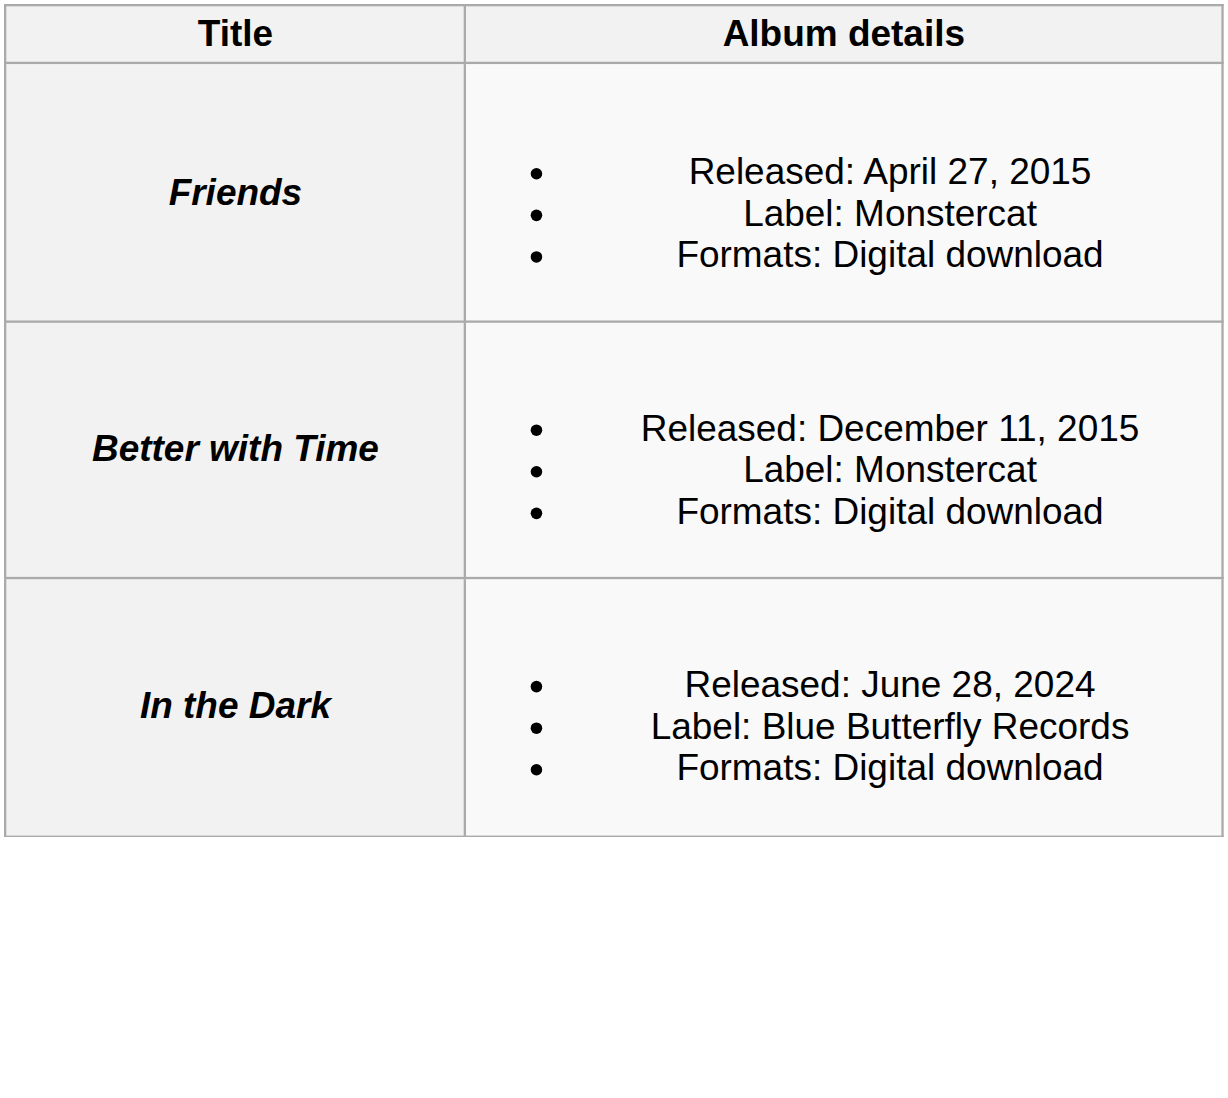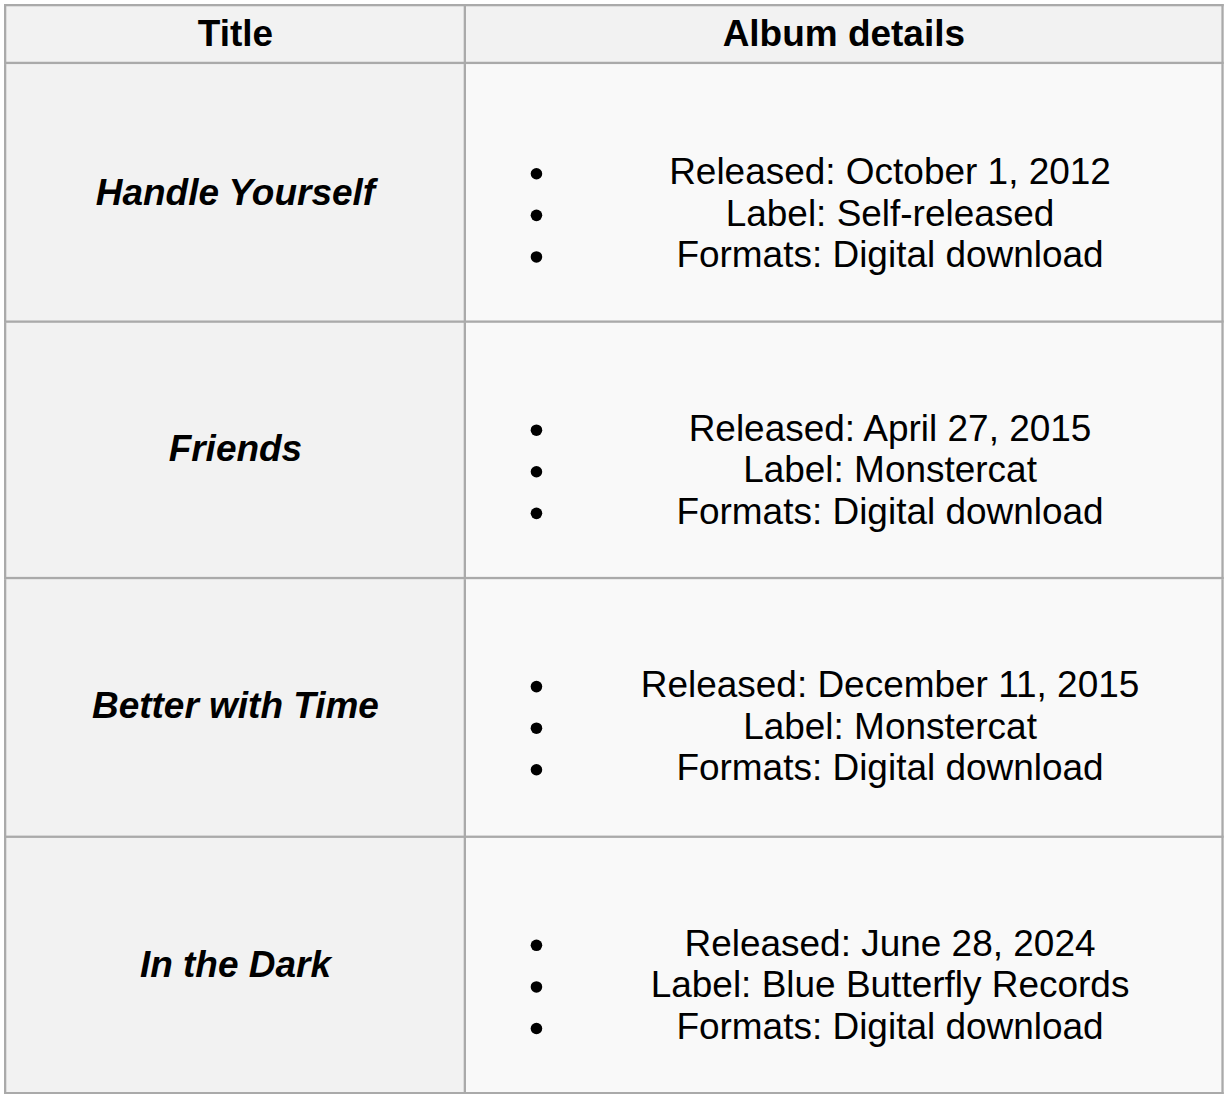+ row: (235, 191)
